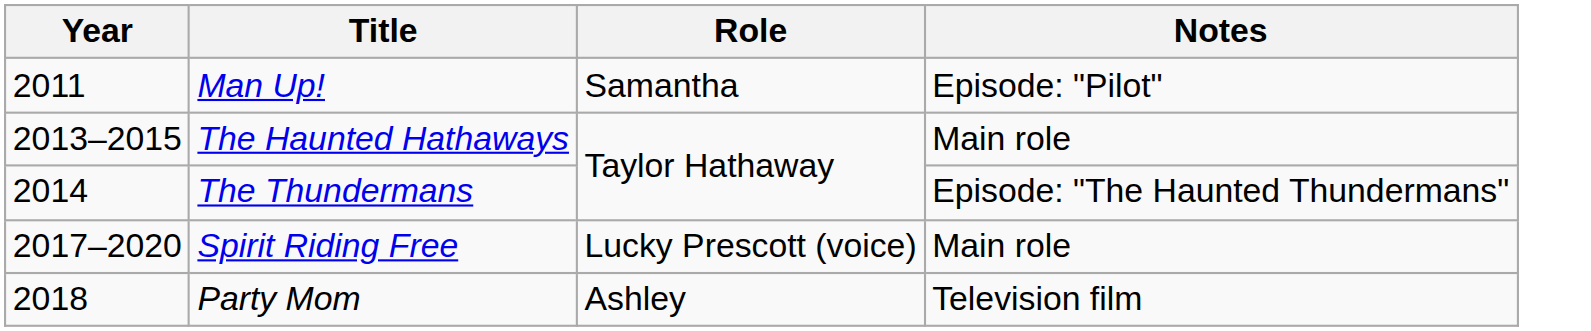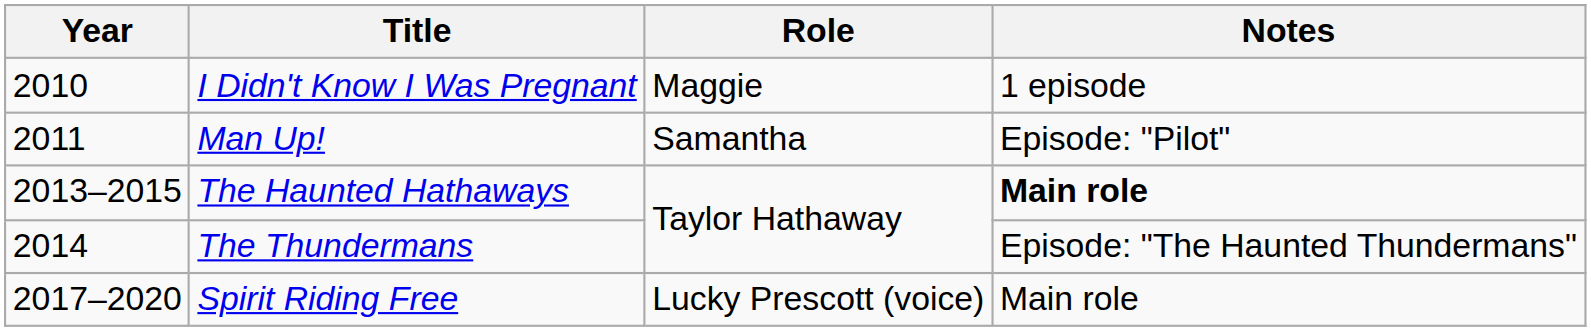+ row: (417, 84)
(1002, 138) normal -> (1074, 191) bold
- row: (279, 298)
